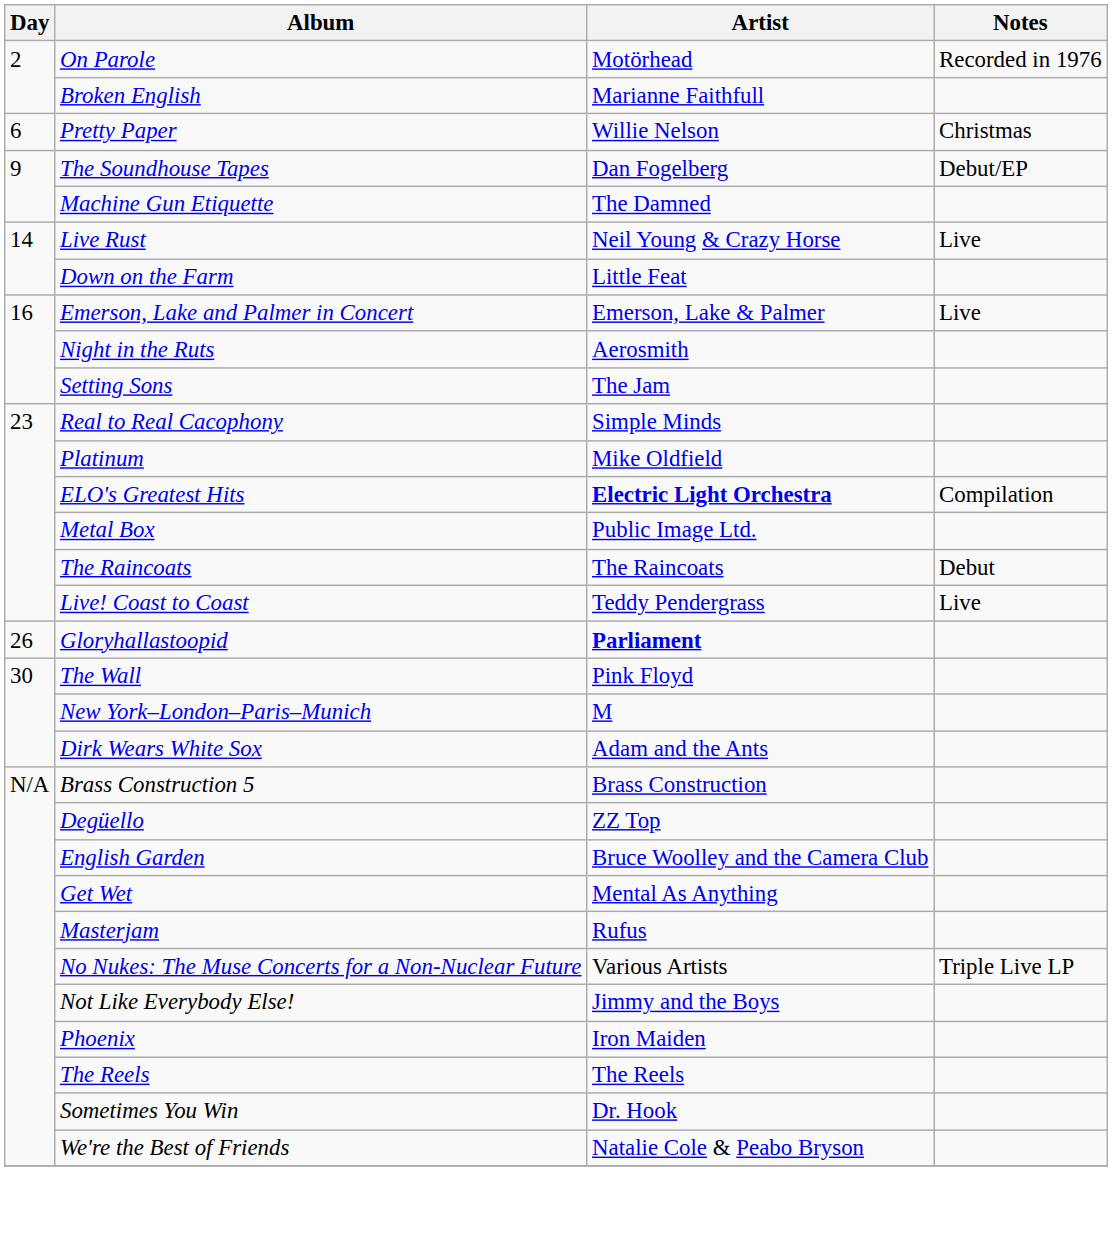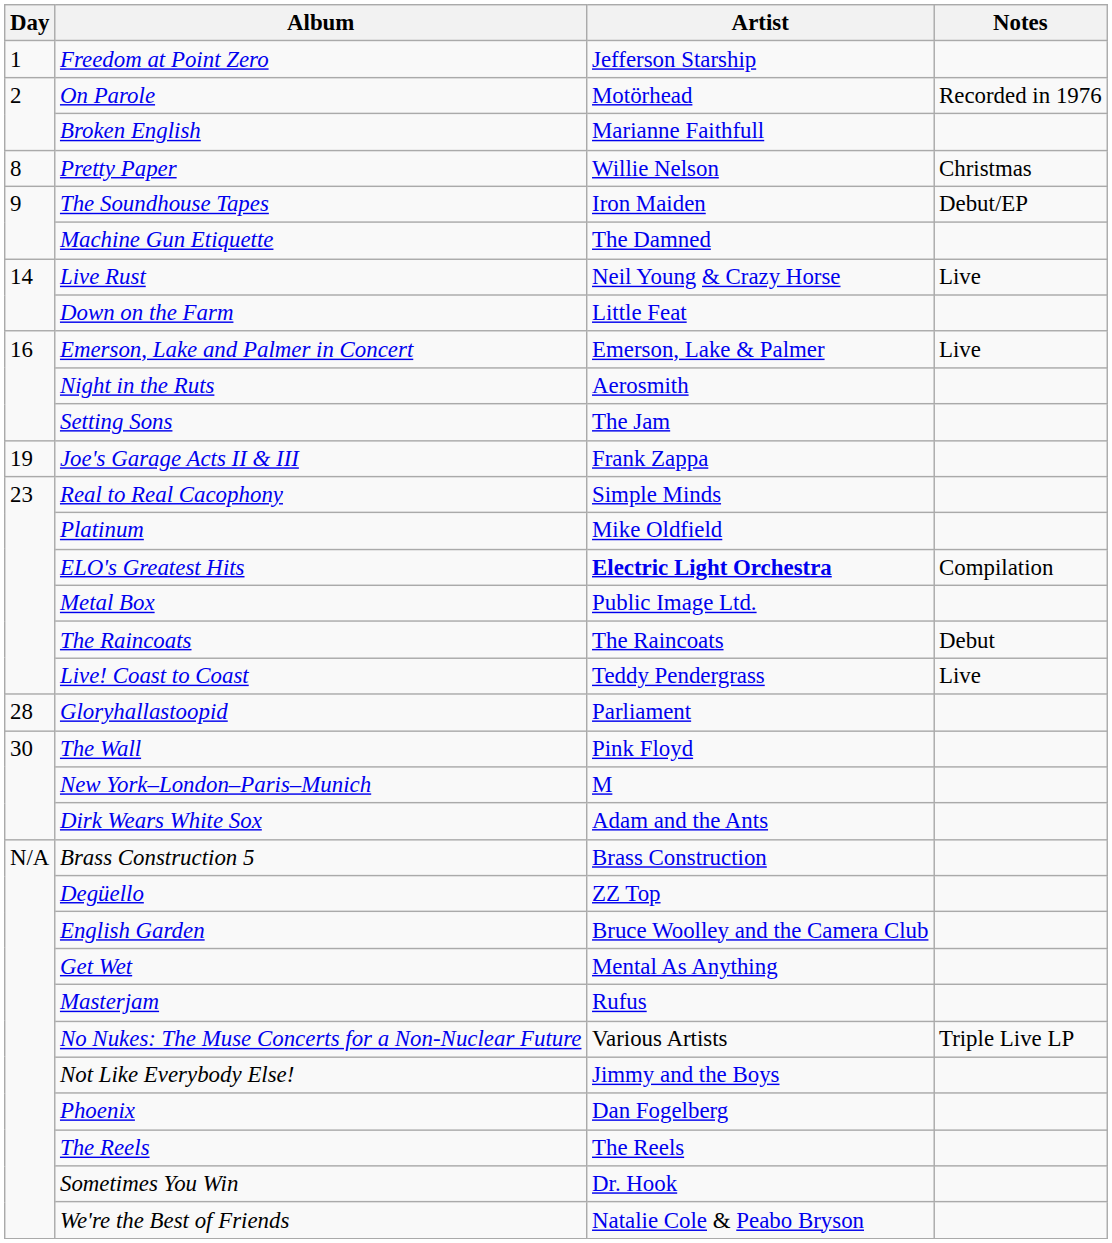+ row: (164, 58)
(16, 131) 6 -> (16, 167) 8
(660, 167) Dan Fogelberg -> (649, 204) Iron Maiden
+ row: (179, 458)
(21, 639) 26 -> (21, 712) 28
(647, 639) bold -> (642, 712) normal
(649, 1038) Iron Maiden -> (660, 1111) Dan Fogelberg
